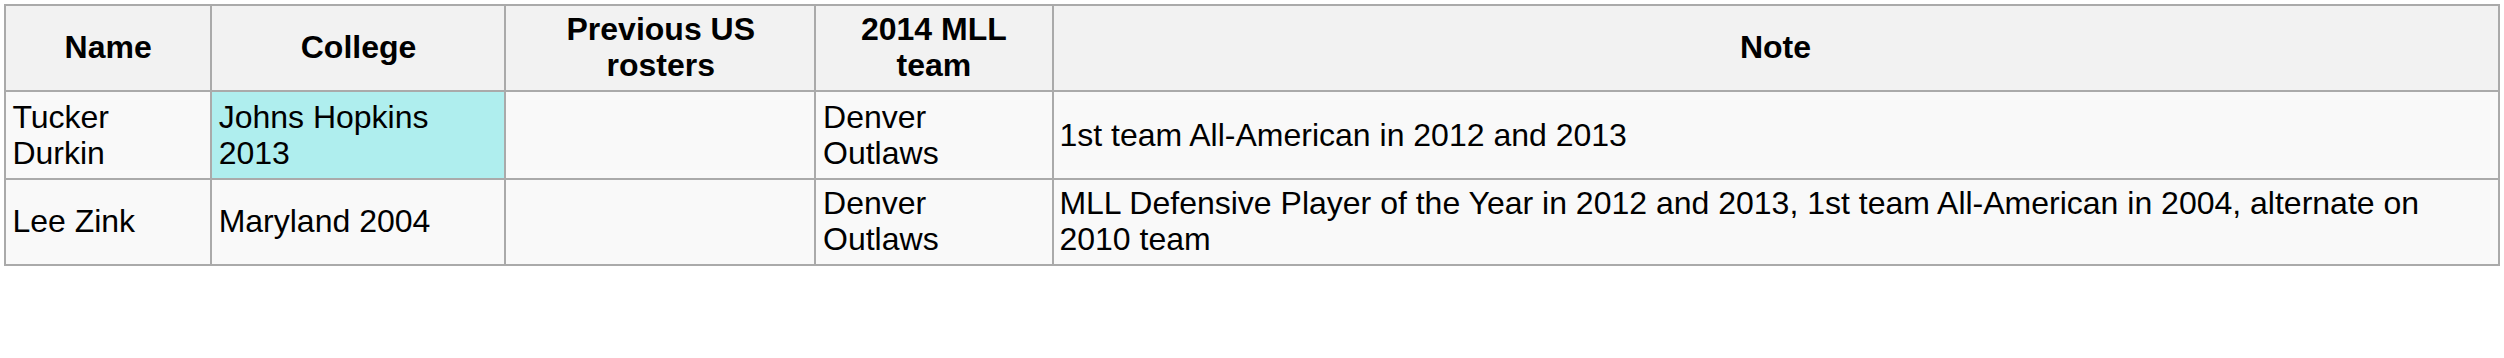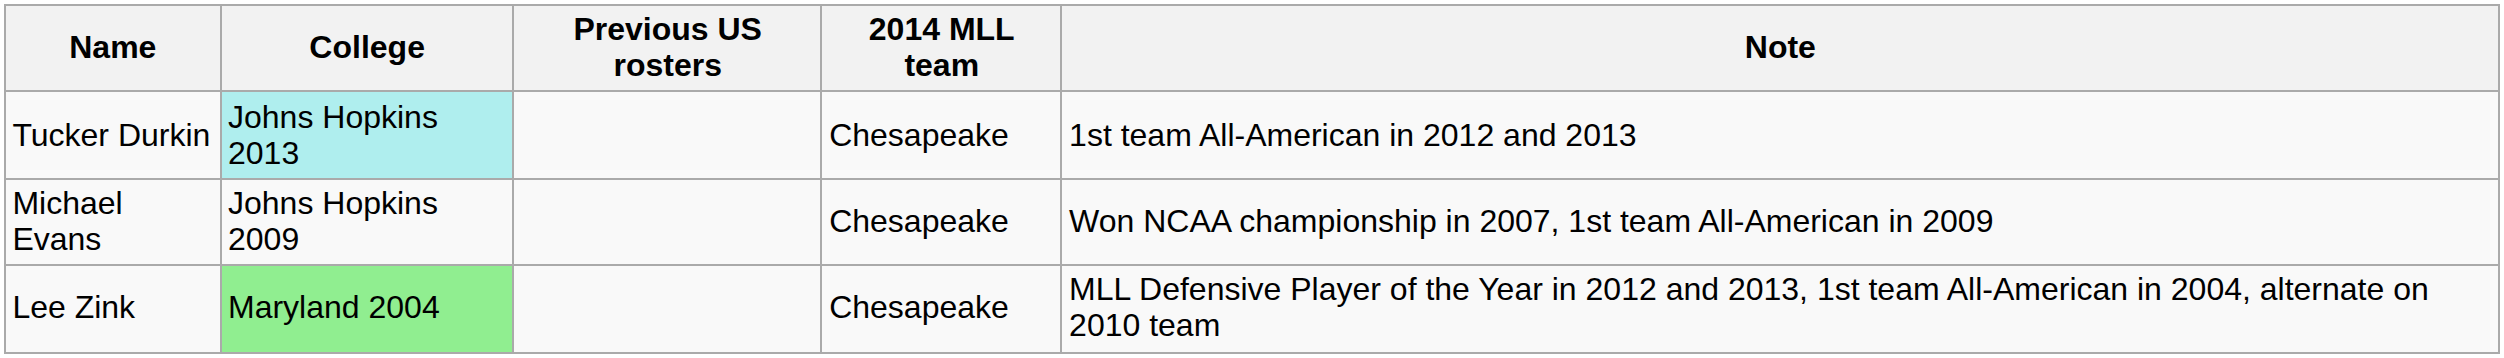(881, 134) Denver Outlaws -> (919, 134) Chesapeake
+ row: (68, 221)
(324, 221) no background -> (334, 308) lightgreen background
(881, 221) Denver Outlaws -> (919, 308) Chesapeake
